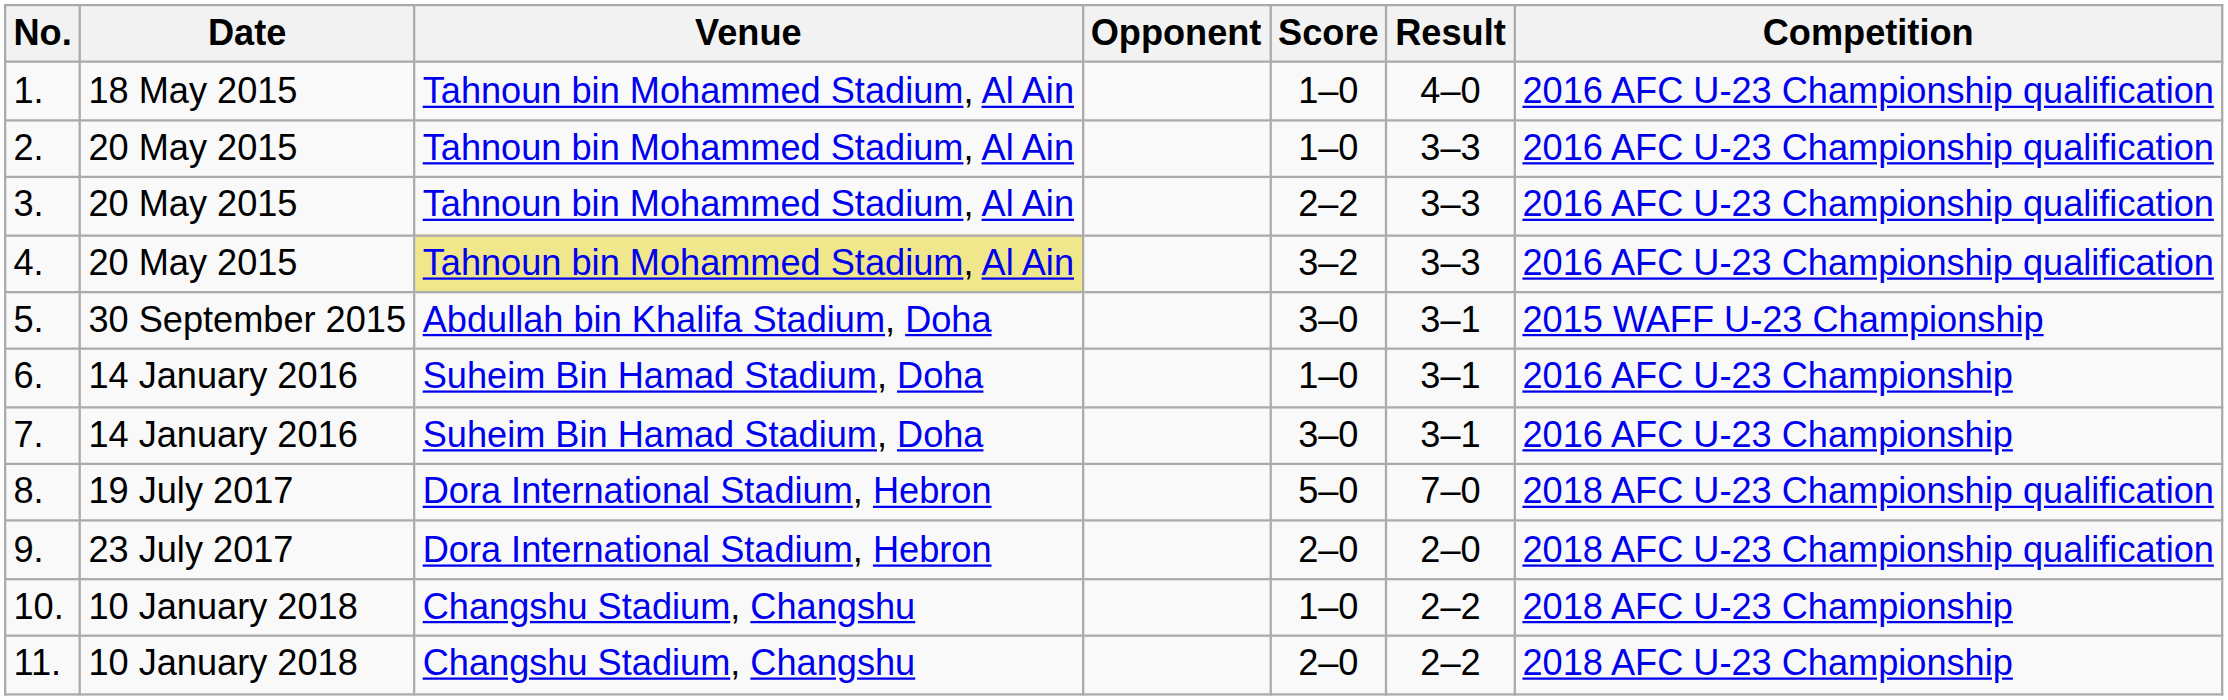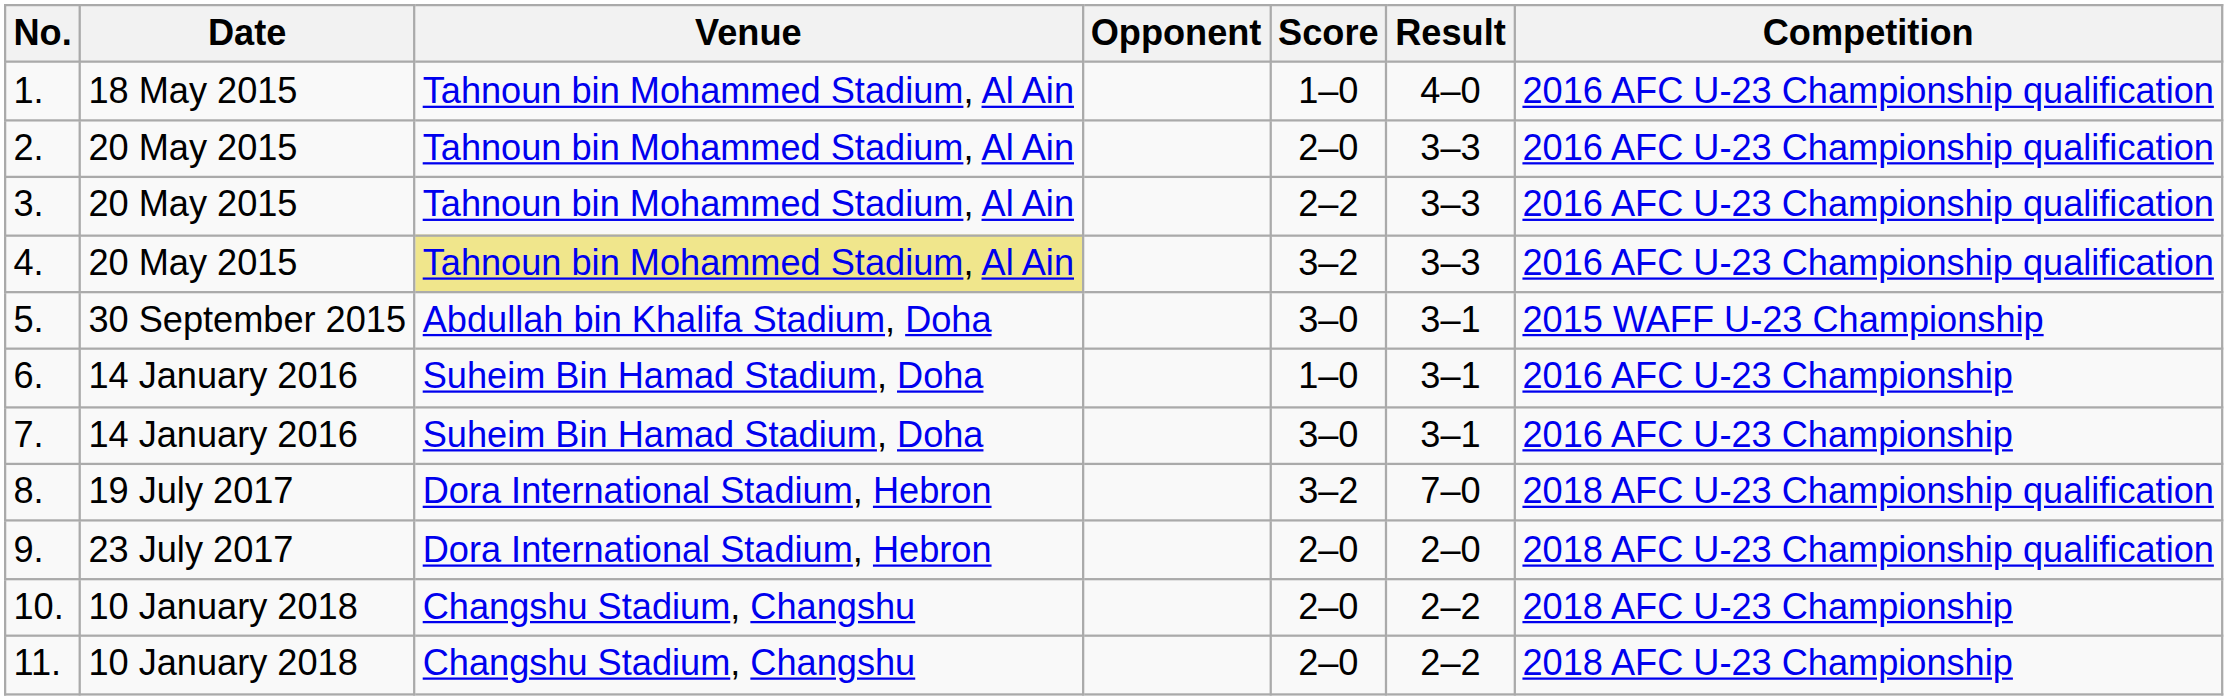(1328, 147) 1–0 -> (1328, 147) 2–0
(1328, 491) 5–0 -> (1328, 491) 3–2
(1328, 606) 1–0 -> (1328, 606) 2–0
